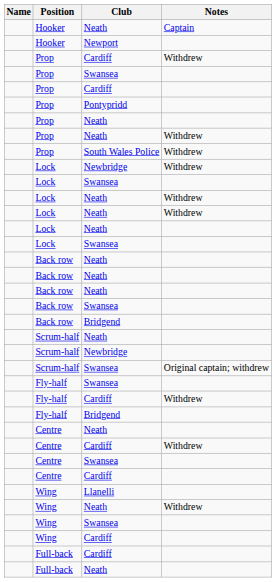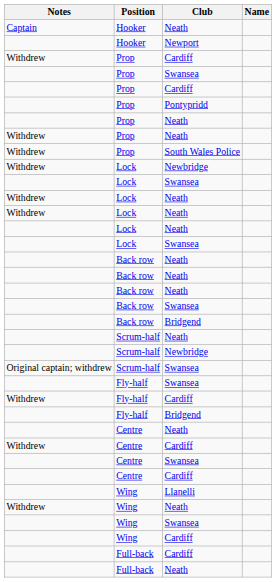columns swapped: (19, 12) <-> (216, 12)
